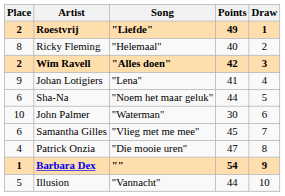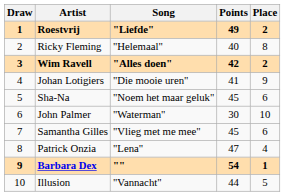columns swapped: (264, 13) <-> (19, 13)
(127, 81) "Lena" -> (151, 81) "Die mooie uren"
(232, 98) 44 -> (234, 98) 45
(149, 149) "Die mooie uren" -> (128, 149) "Lena"
